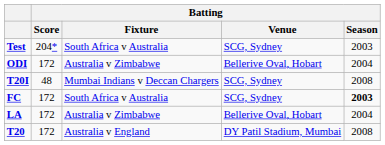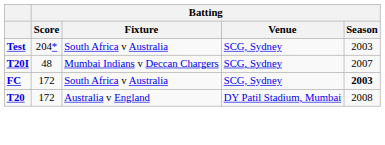- row: (17, 64)
(362, 81) 2008 -> (362, 64) 2007
- row: (14, 115)
